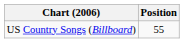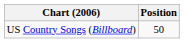(159, 29) 55 -> (159, 29) 50
